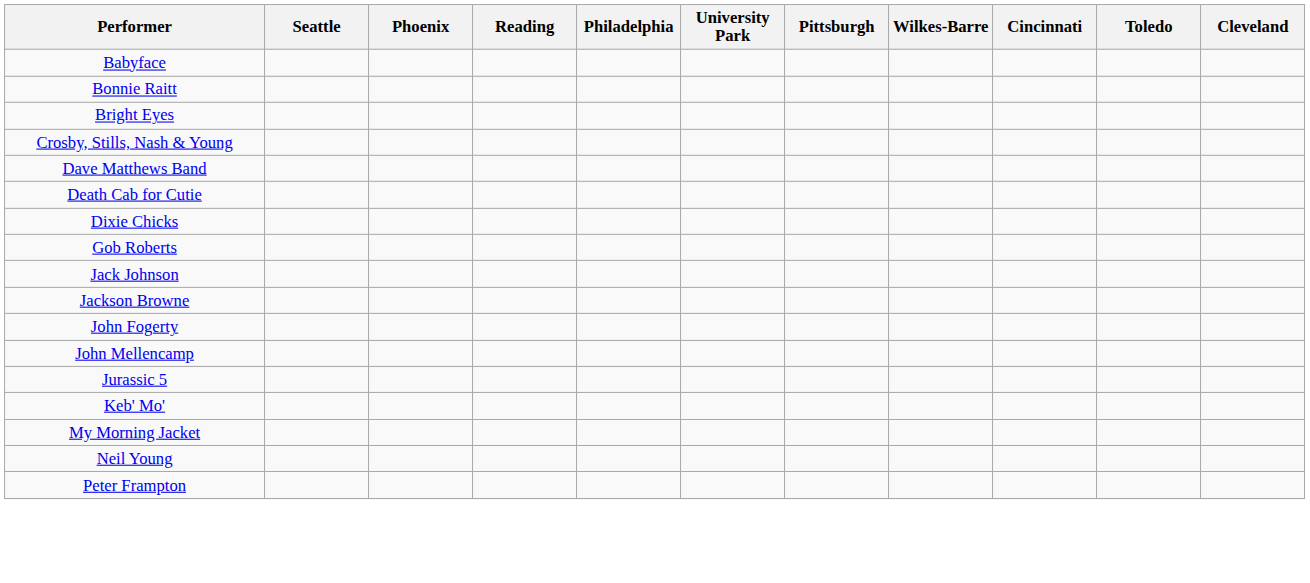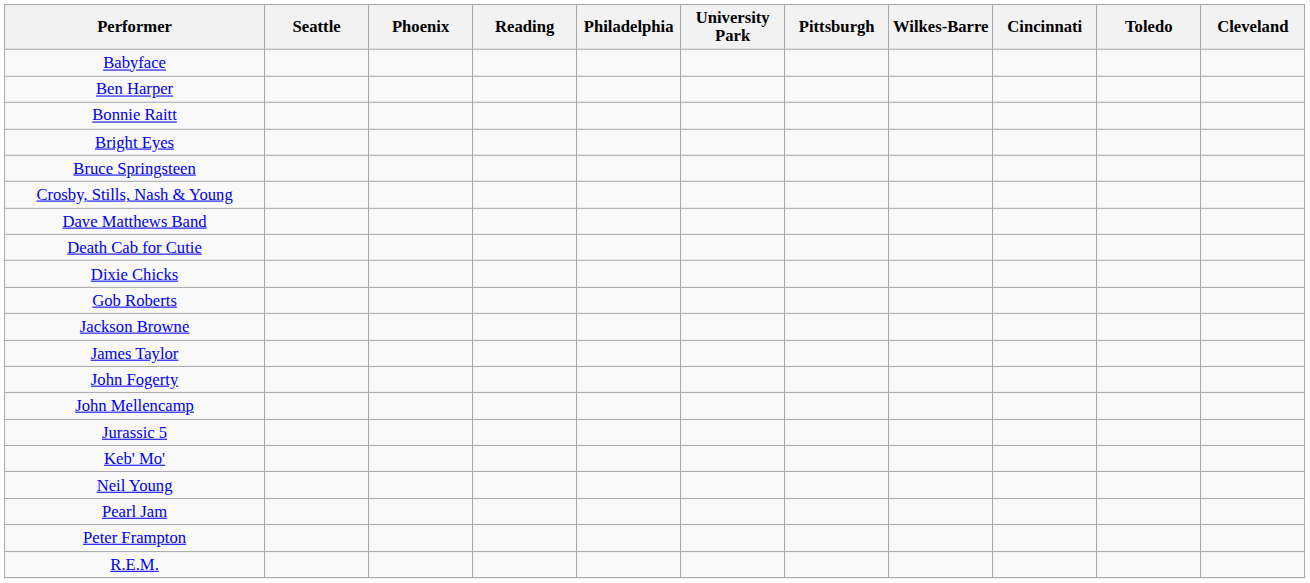+ row: (135, 89)
+ row: (135, 168)
- row: (135, 273)
+ row: (135, 353)
- row: (135, 432)
+ row: (135, 511)
+ row: (135, 564)
